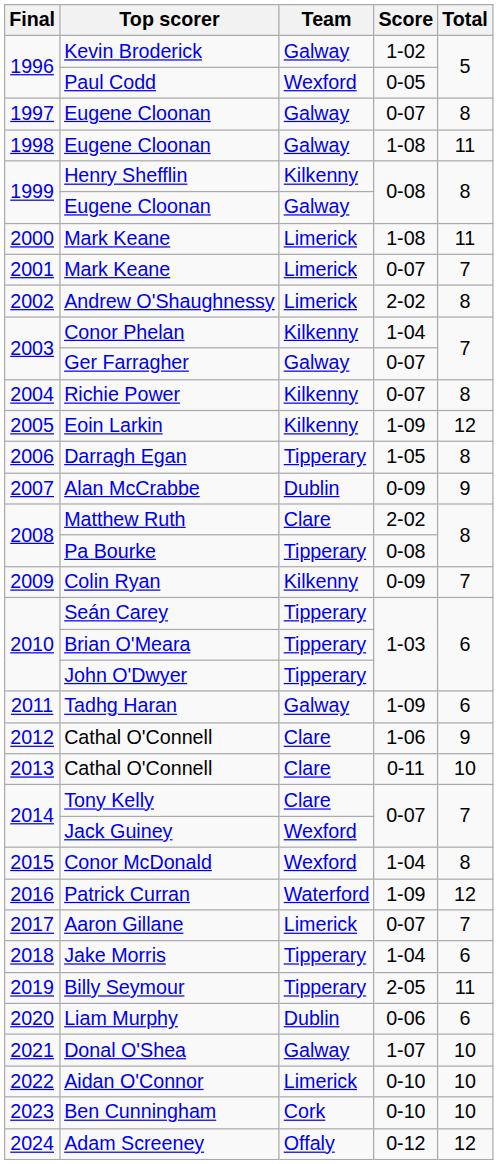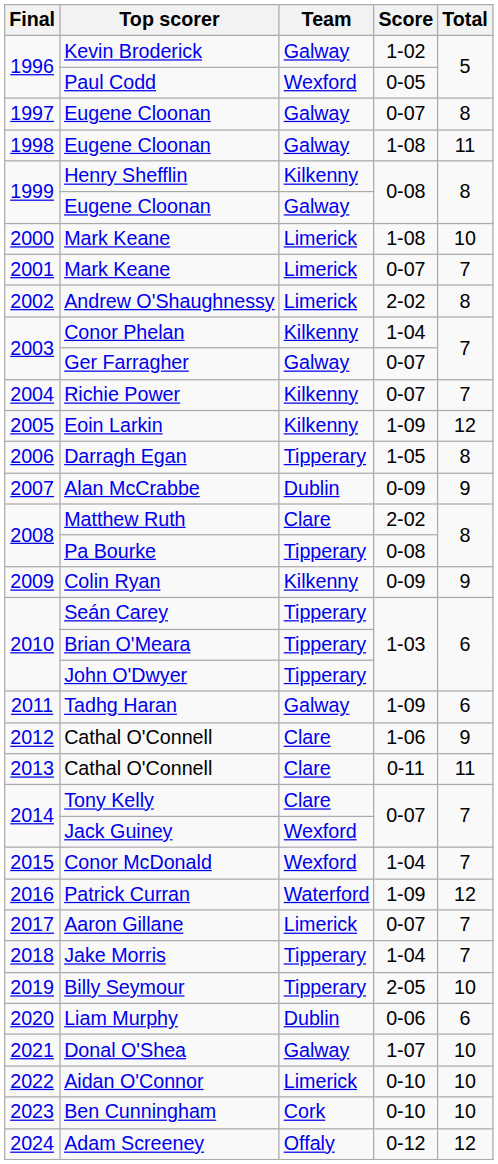(465, 238) 11 -> (465, 238) 10
(465, 394) 8 -> (465, 394) 7
(465, 581) 7 -> (465, 581) 9
(465, 769) 10 -> (465, 769) 11
(465, 862) 8 -> (465, 862) 7
(465, 956) 6 -> (465, 956) 7
(465, 987) 11 -> (465, 987) 10
